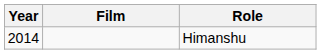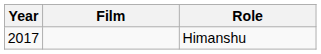(23, 38) 2014 -> (23, 38) 2017
